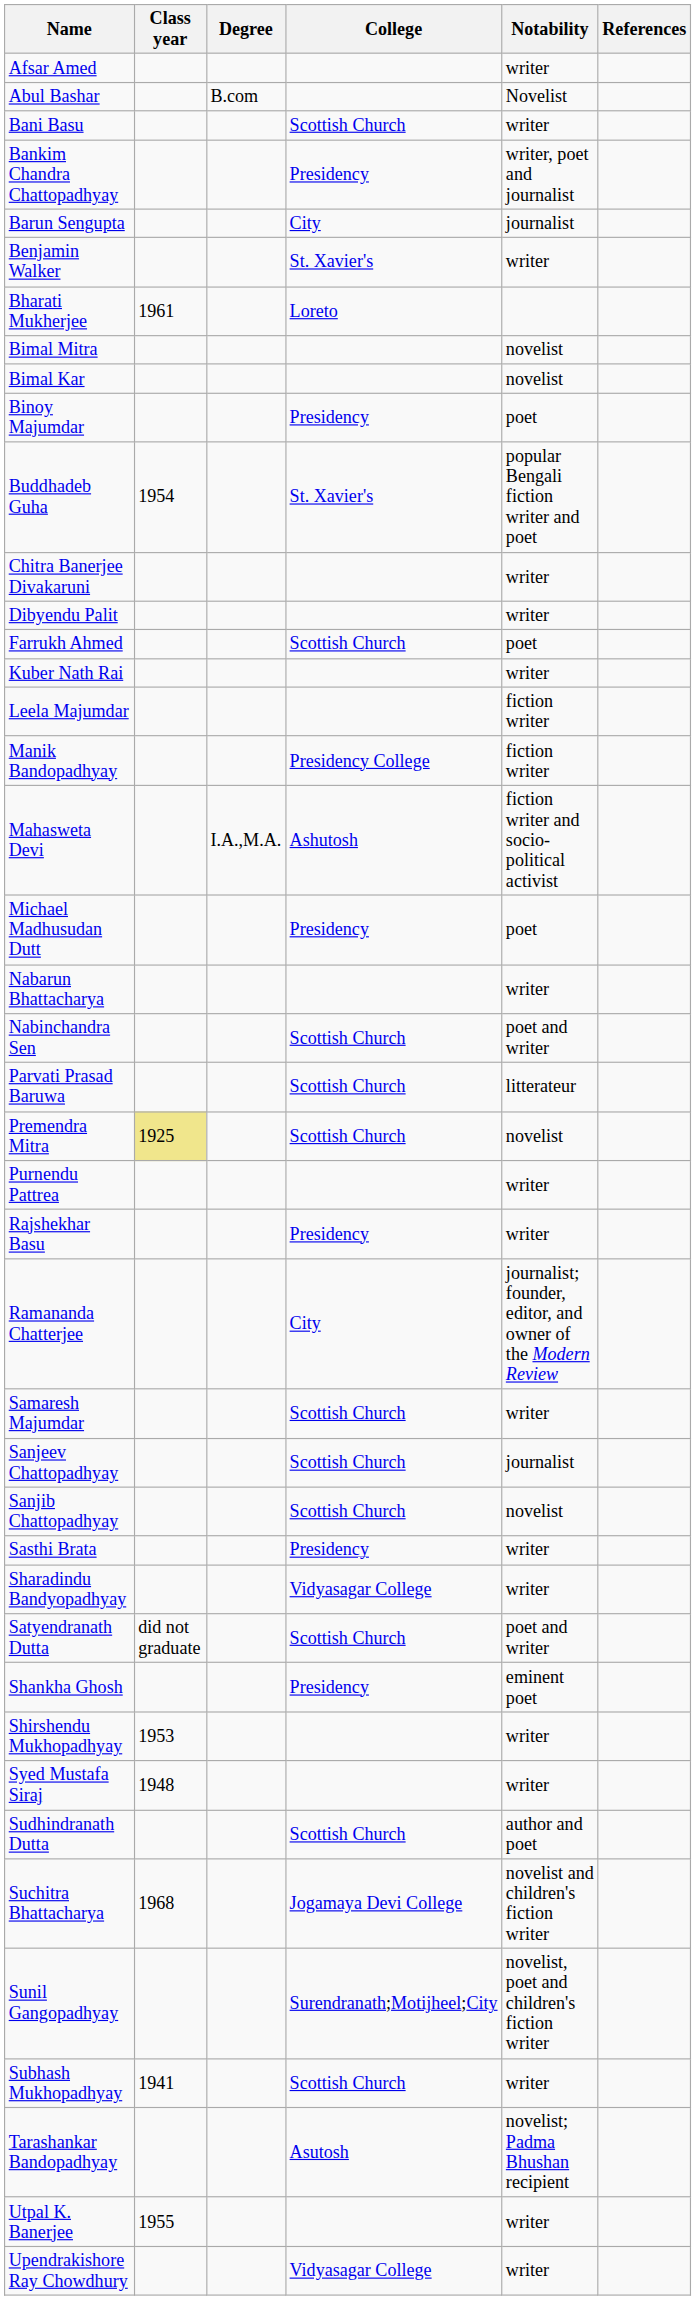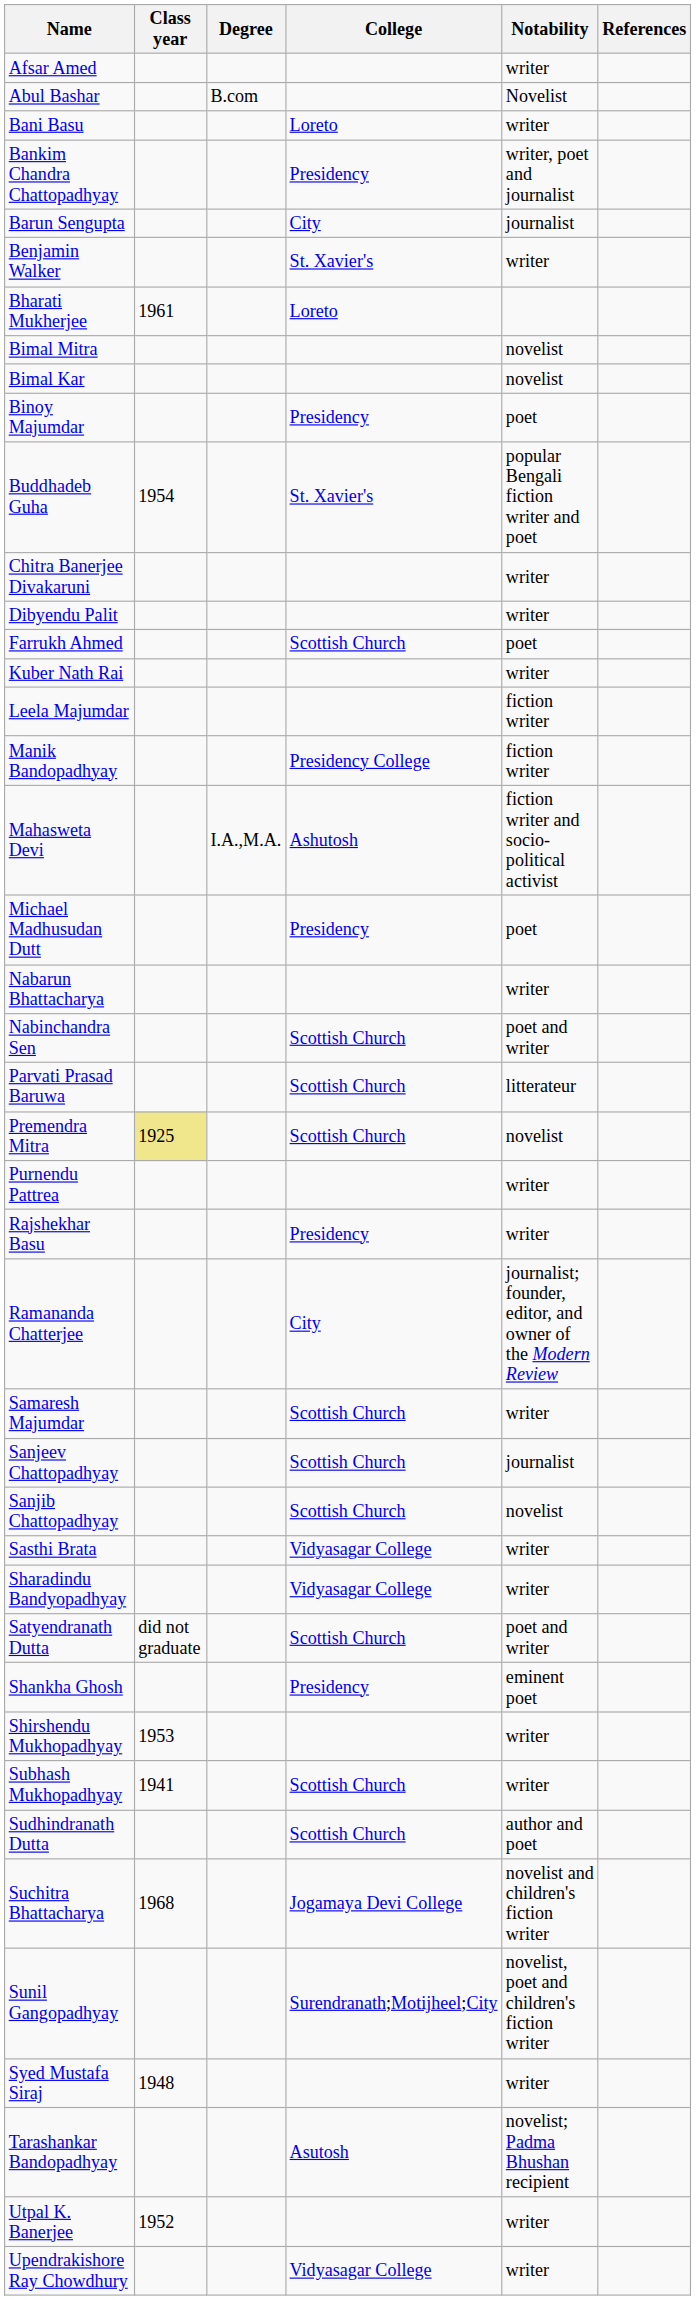(348, 125) Scottish Church -> (314, 125) Loreto
(329, 1550) Presidency -> (361, 1550) Vidyasagar College
rows swapped: (65, 2082) <-> (59, 1785)
(156, 2221) 1955 -> (156, 2221) 1952
